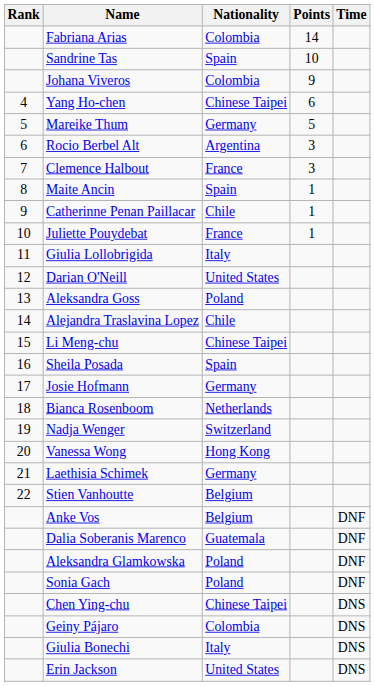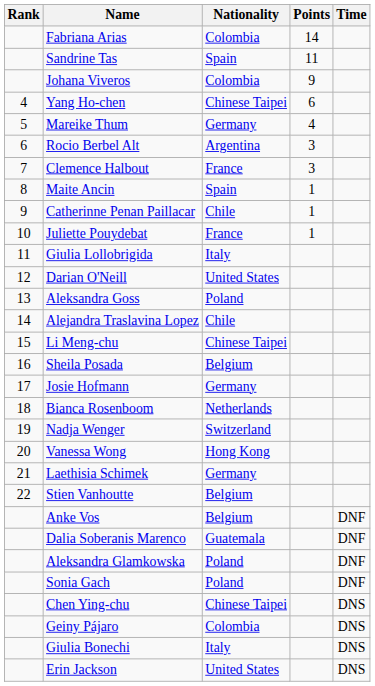(312, 59) 10 -> (312, 59) 11
(312, 124) 5 -> (312, 124) 4
(221, 364) Spain -> (229, 364) Belgium
